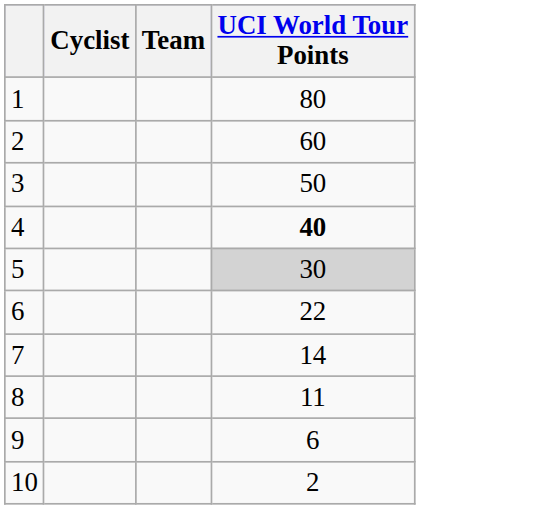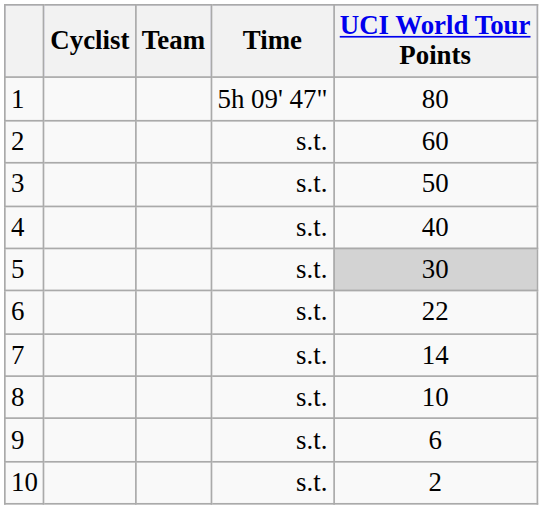+ column: (272, 40)
(313, 226) bold -> (435, 226) normal
(313, 397) 11 -> (435, 397) 10
